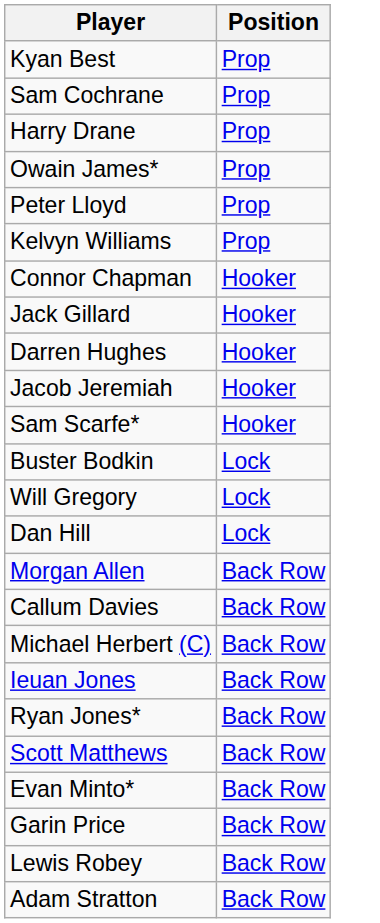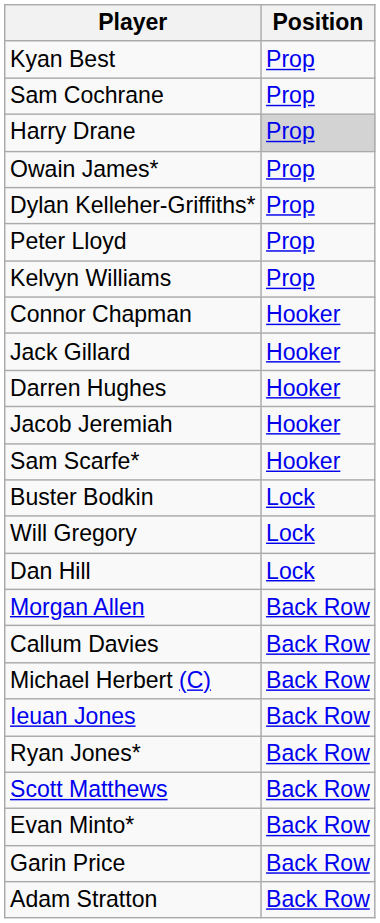(246, 132) no background -> (290, 132) lightgrey background
+ row: (133, 205)
- row: (76, 863)
